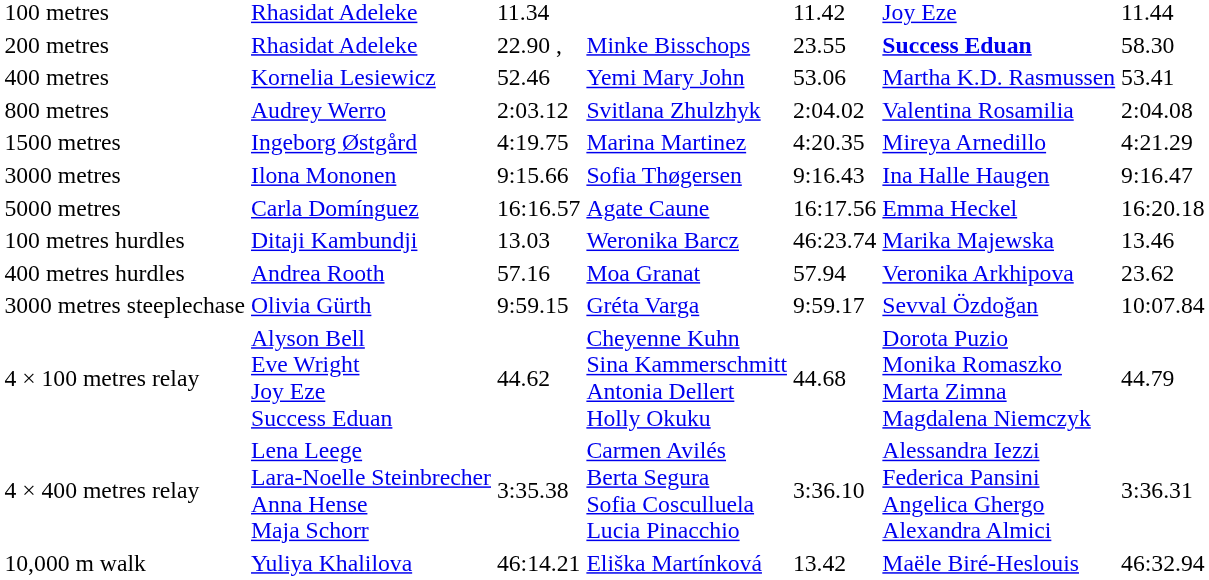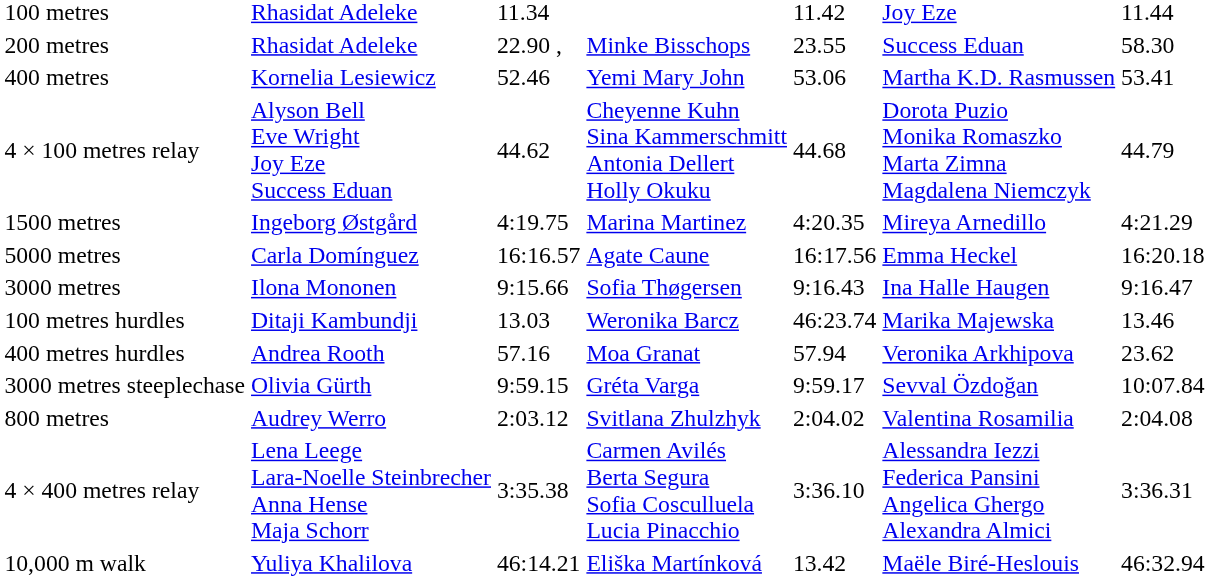(957, 45) bold -> (953, 45) normal
rows swapped: (57, 110) <-> (102, 378)
rows swapped: (63, 175) <-> (63, 207)
